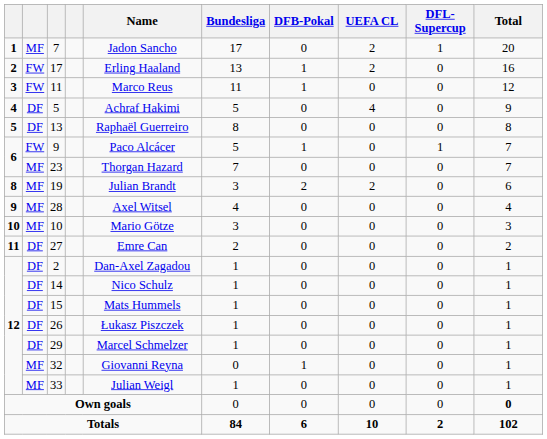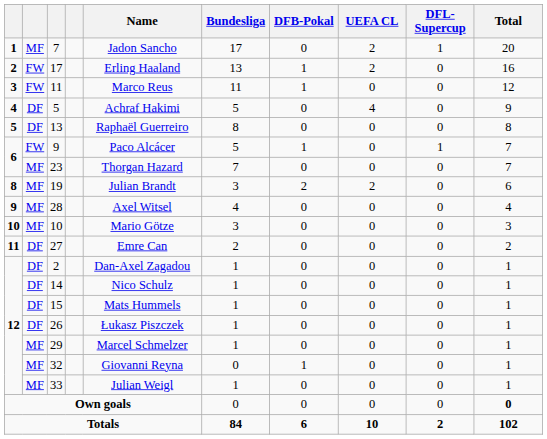(35, 345) DF -> (35, 345) MF
